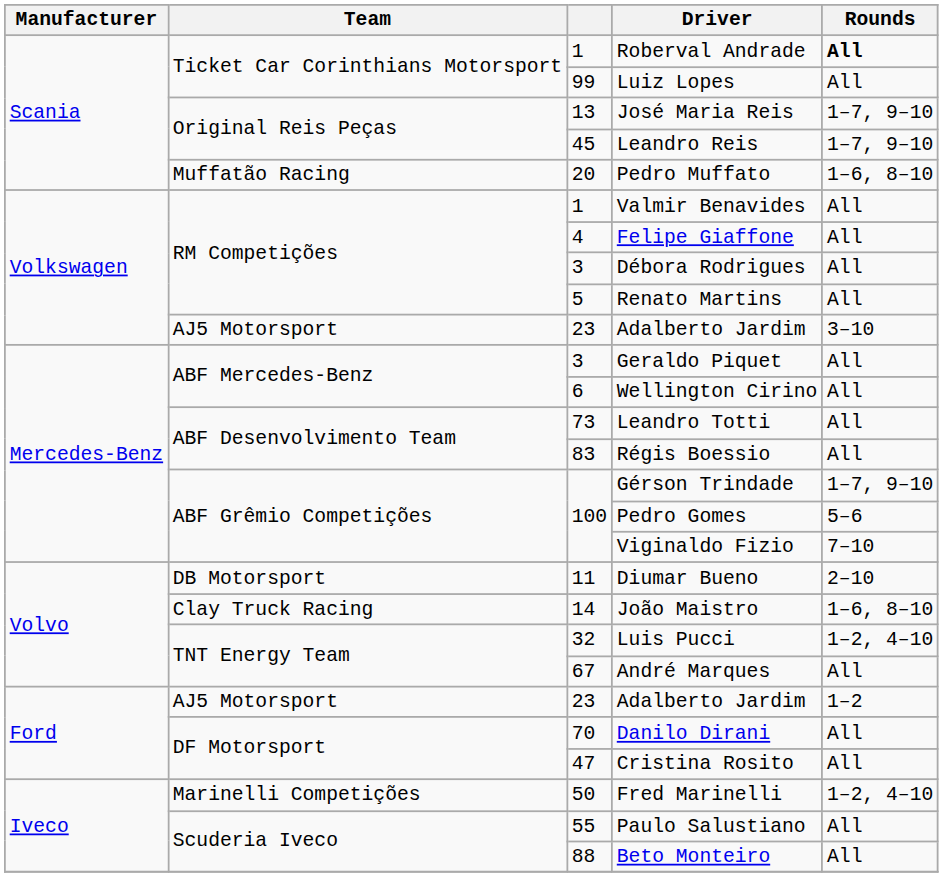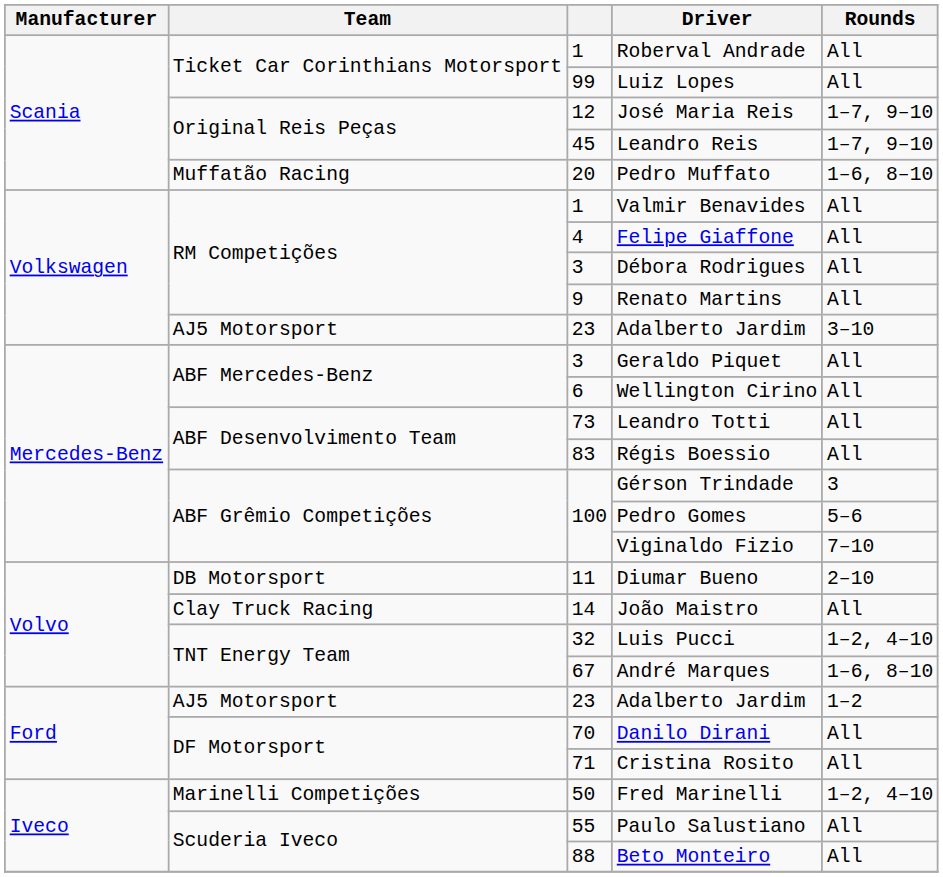(845, 51) bold -> (845, 51) normal
(584, 113) 13 -> (584, 113) 12
(578, 299) 5 -> (578, 299) 9
(880, 485) 1–7, 9–10 -> (833, 485) 3
(880, 609) 1–6, 8–10 -> (845, 609) All
(845, 671) All -> (880, 671) 1–6, 8–10
(584, 764) 47 -> (584, 764) 71
